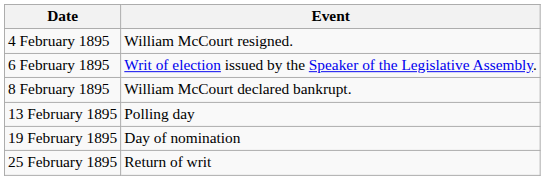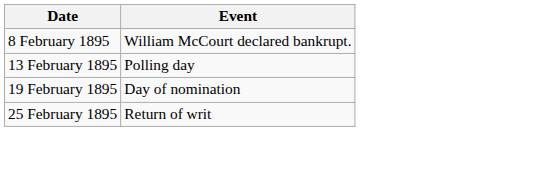- row: (59, 41)
- row: (59, 65)
